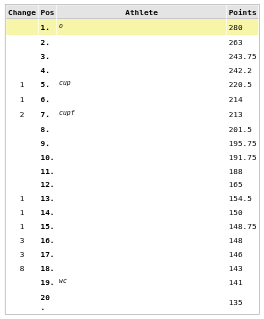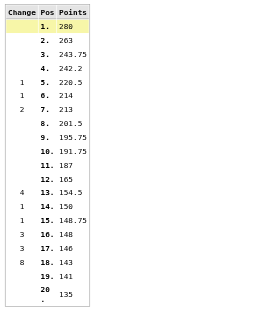- column: (142, 12)
(236, 171) 188 -> (66, 165) 187
(22, 198) 1 -> (22, 193) 4
